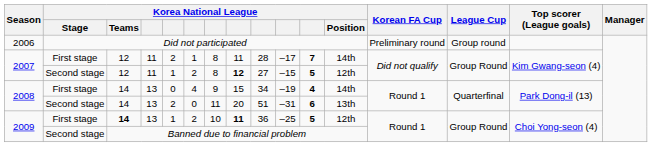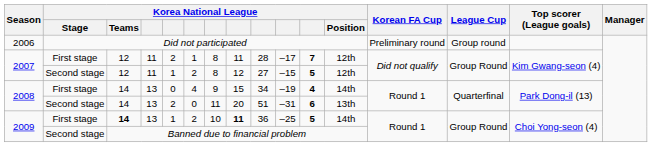(346, 58) 14th -> (346, 58) 12th
(238, 73) bold -> (238, 73) normal
(346, 119) 12th -> (346, 119) 14th
